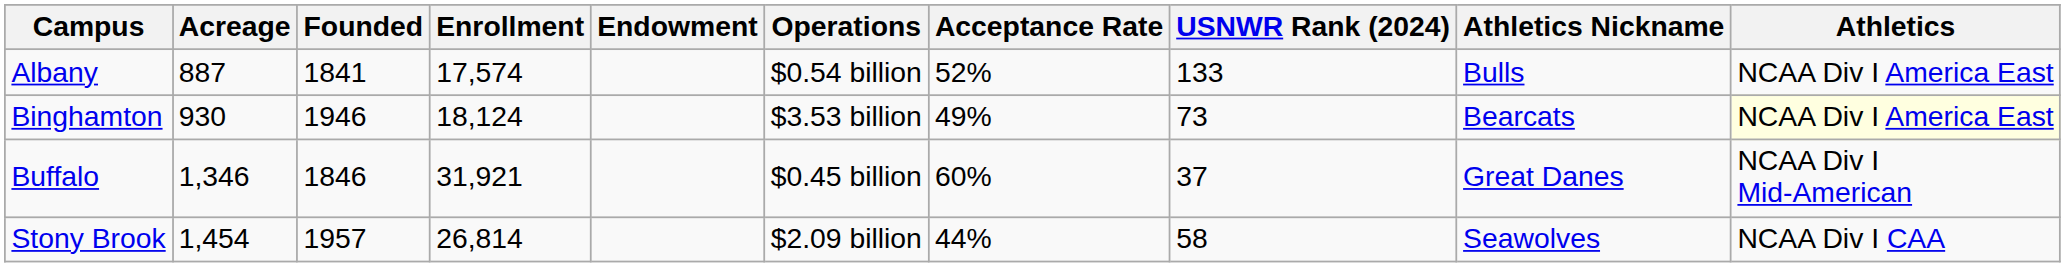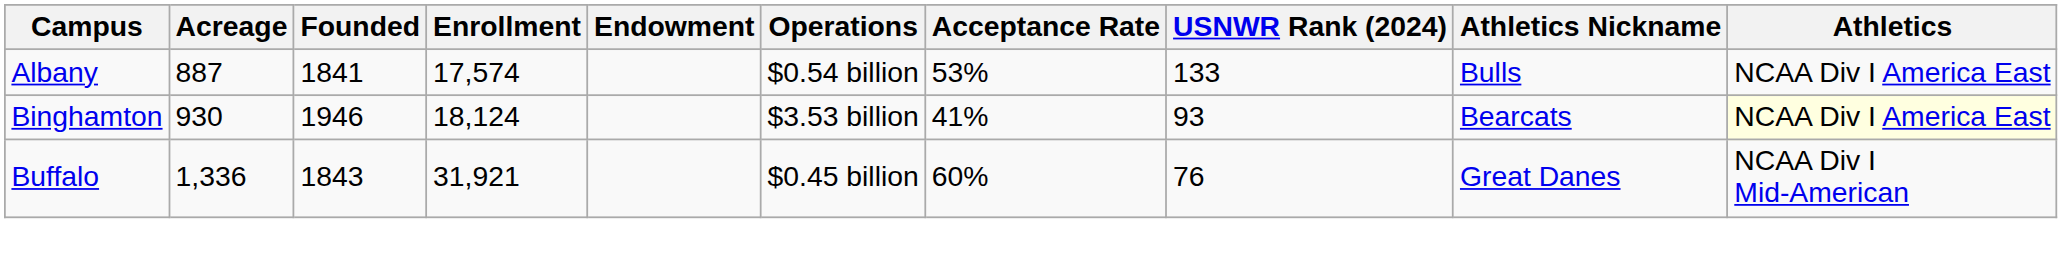(963, 71) 52% -> (960, 71) 53%
(963, 116) 49% -> (960, 116) 41%
(1192, 116) 73 -> (1189, 116) 93
(214, 177) 1,346 -> (211, 177) 1,336
(335, 177) 1846 -> (332, 177) 1843
(1192, 177) 37 -> (1189, 177) 76
- row: (89, 238)
